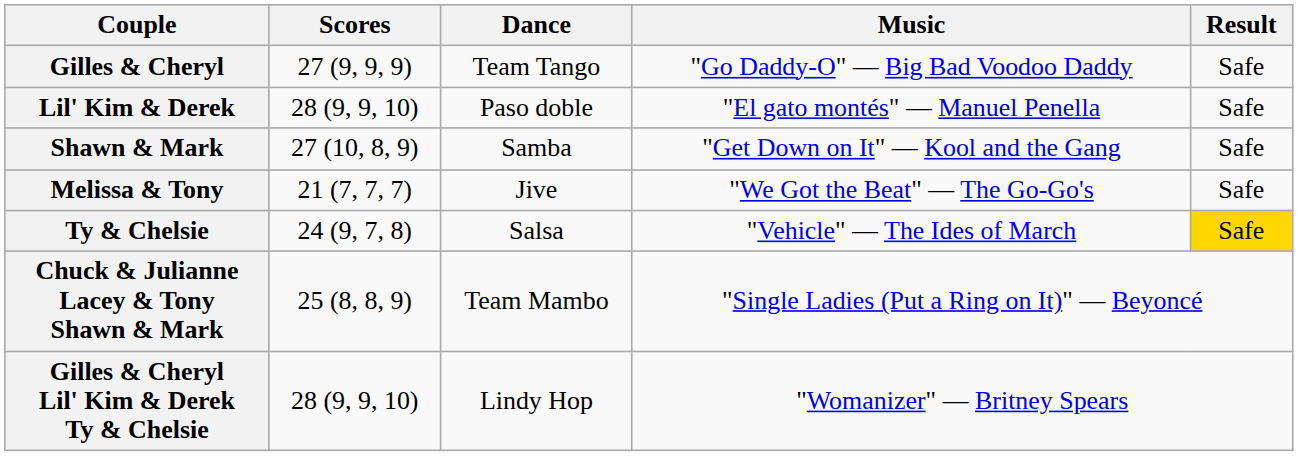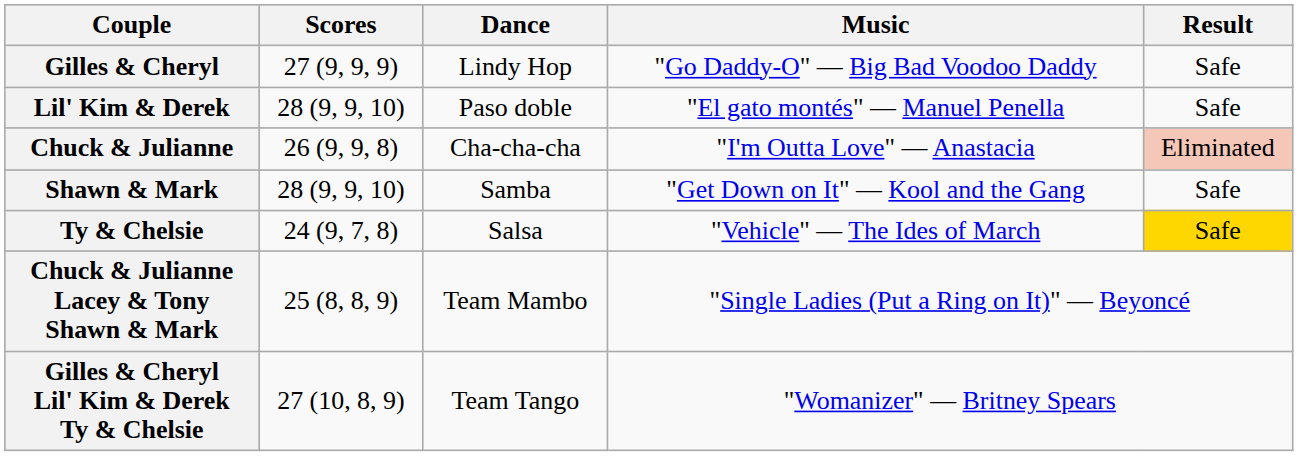(536, 66) Team Tango -> (515, 66) Lindy Hop
+ row: (132, 148)
(355, 148) 27 (10, 8, 9) -> (341, 189) 28 (9, 9, 10)
- row: (137, 189)
(355, 400) 28 (9, 9, 10) -> (341, 400) 27 (10, 8, 9)
(536, 400) Lindy Hop -> (515, 400) Team Tango
